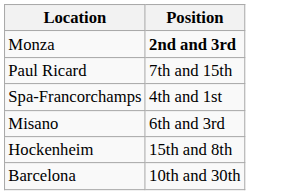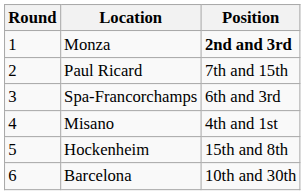+ column: (32, 17)
(186, 96) 4th and 1st -> (243, 96) 6th and 3rd
(187, 123) 6th and 3rd -> (241, 123) 4th and 1st
